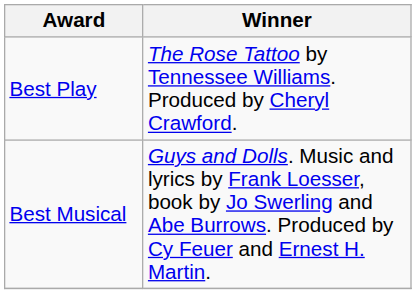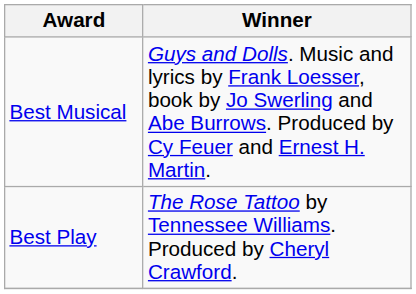rows swapped: (53, 88) <-> (68, 214)
